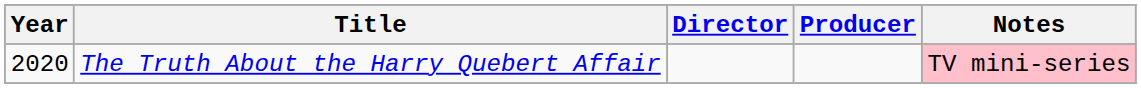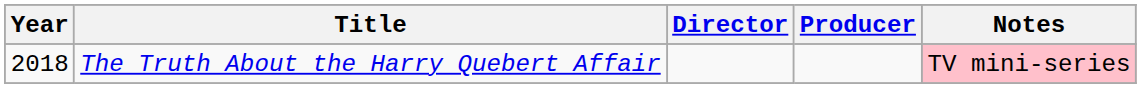(40, 64) 2020 -> (40, 64) 2018
